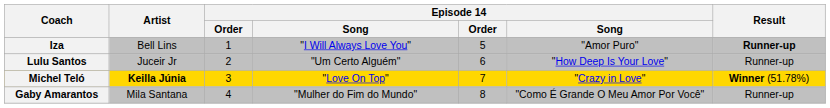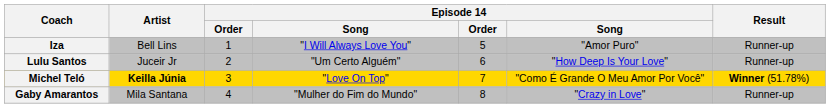(769, 45) bold -> (769, 45) normal
(610, 78) "Crazy in Love" -> (610, 78) "Como É Grande O Meu Amor Por Você"
(610, 95) "Como É Grande O Meu Amor Por Você" -> (610, 95) "Crazy in Love"
